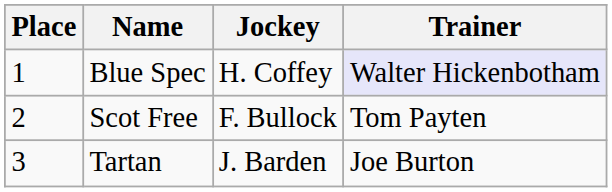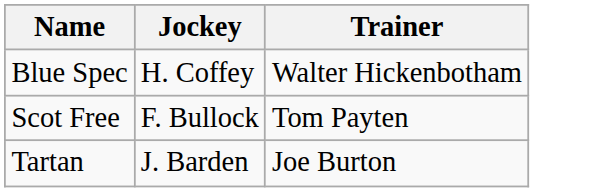- column: (44, 27)
(475, 72) lavender background -> (397, 72) no background
